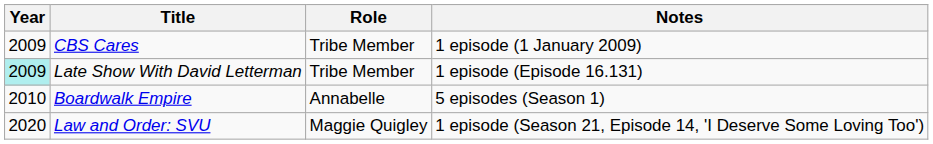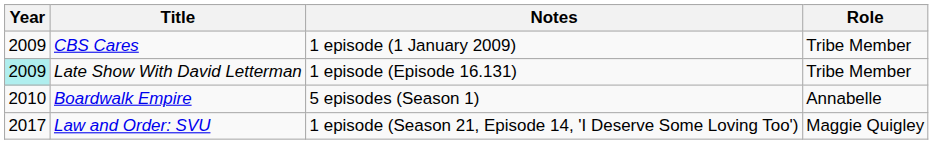columns swapped: (368, 17) <-> (680, 17)
(27, 125) 2020 -> (27, 125) 2017
